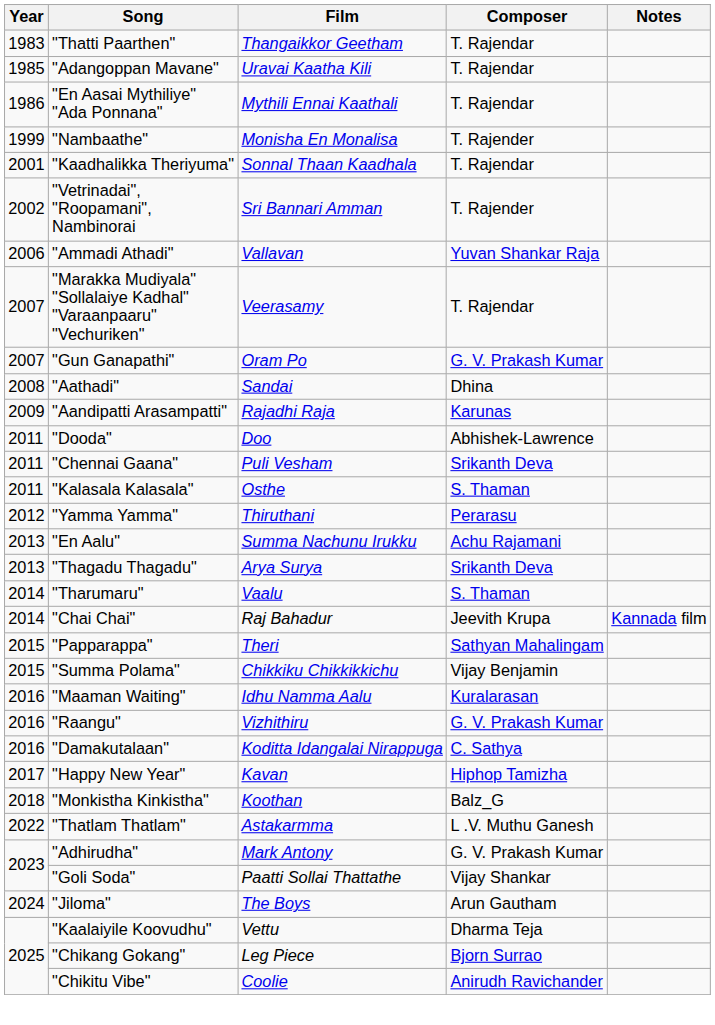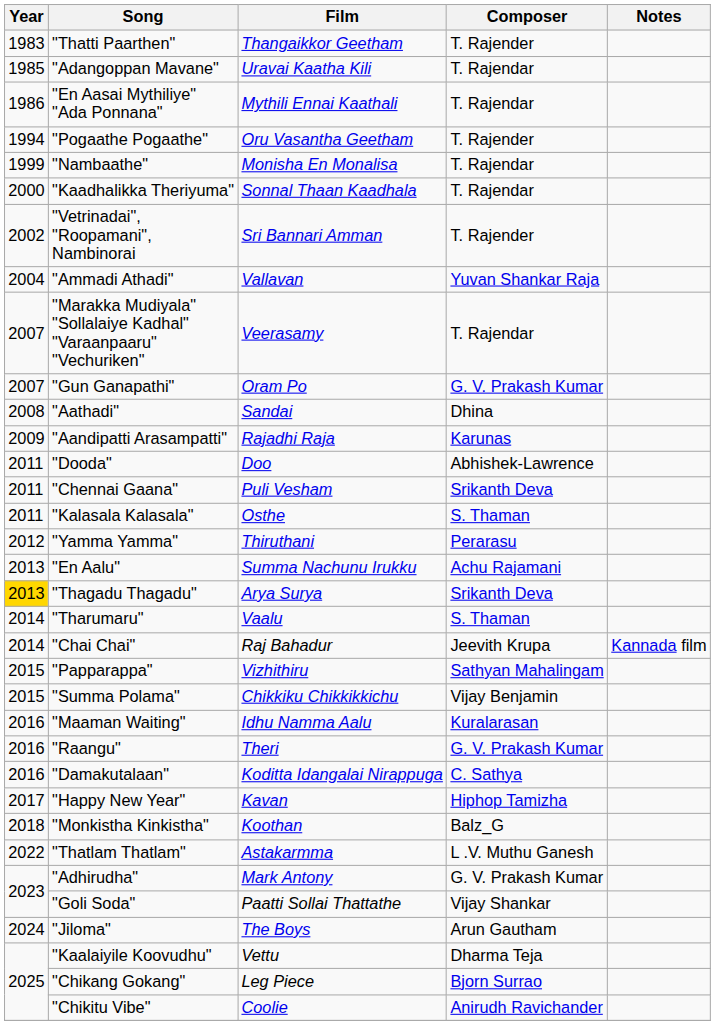(492, 43) T. Rajendar -> (492, 43) T. Rajender
+ row: (130, 139)
(492, 139) T. Rajender -> (492, 165) T. Rajendar
(26, 165) 2001 -> (26, 191) 2000
(26, 253) 2006 -> (26, 279) 2004
(26, 567) no background -> (26, 593) gold background
(260, 645) Theri -> (275, 671) Vizhithiru
(275, 722) Vizhithiru -> (260, 748) Theri
